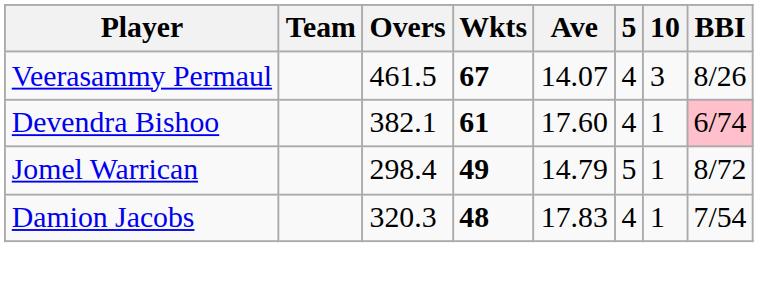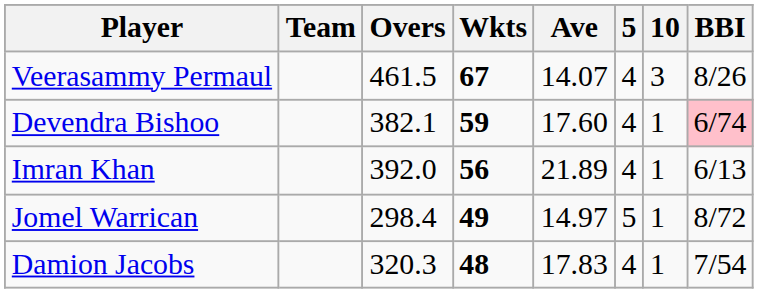(474, 122) 61 -> (474, 122) 59
+ row: (83, 169)
(574, 169) 14.79 -> (574, 216) 14.97
